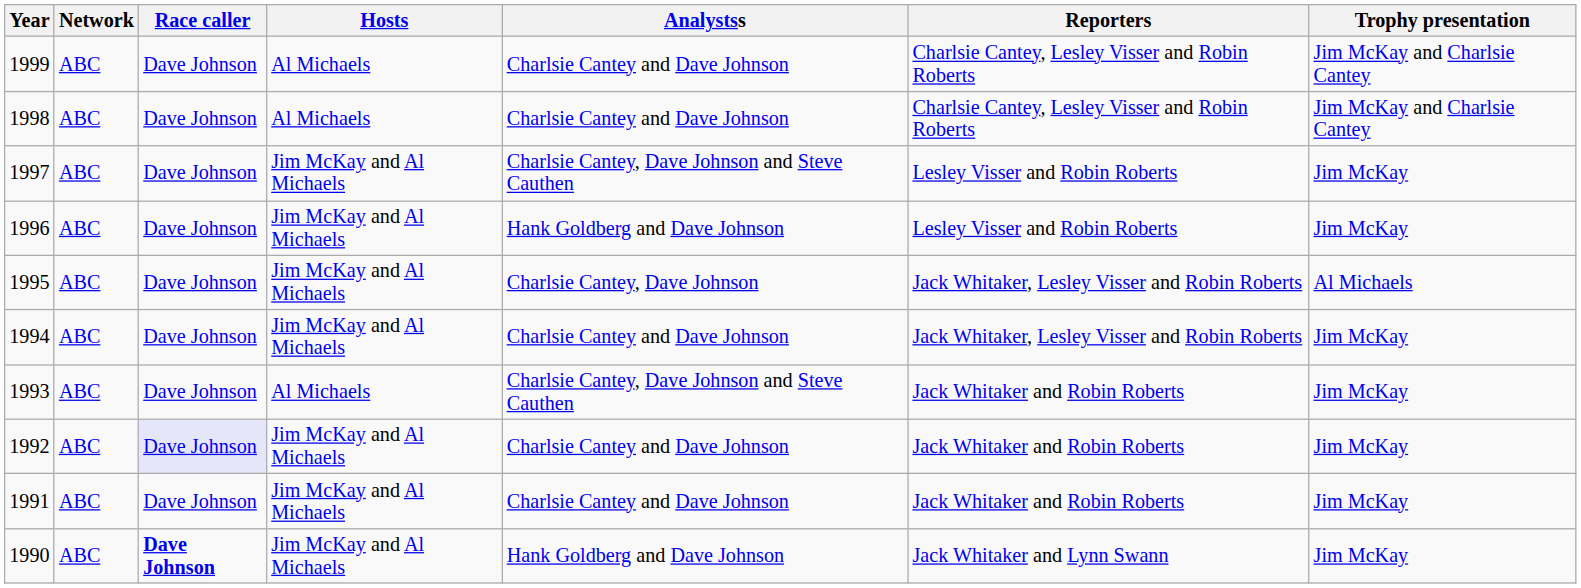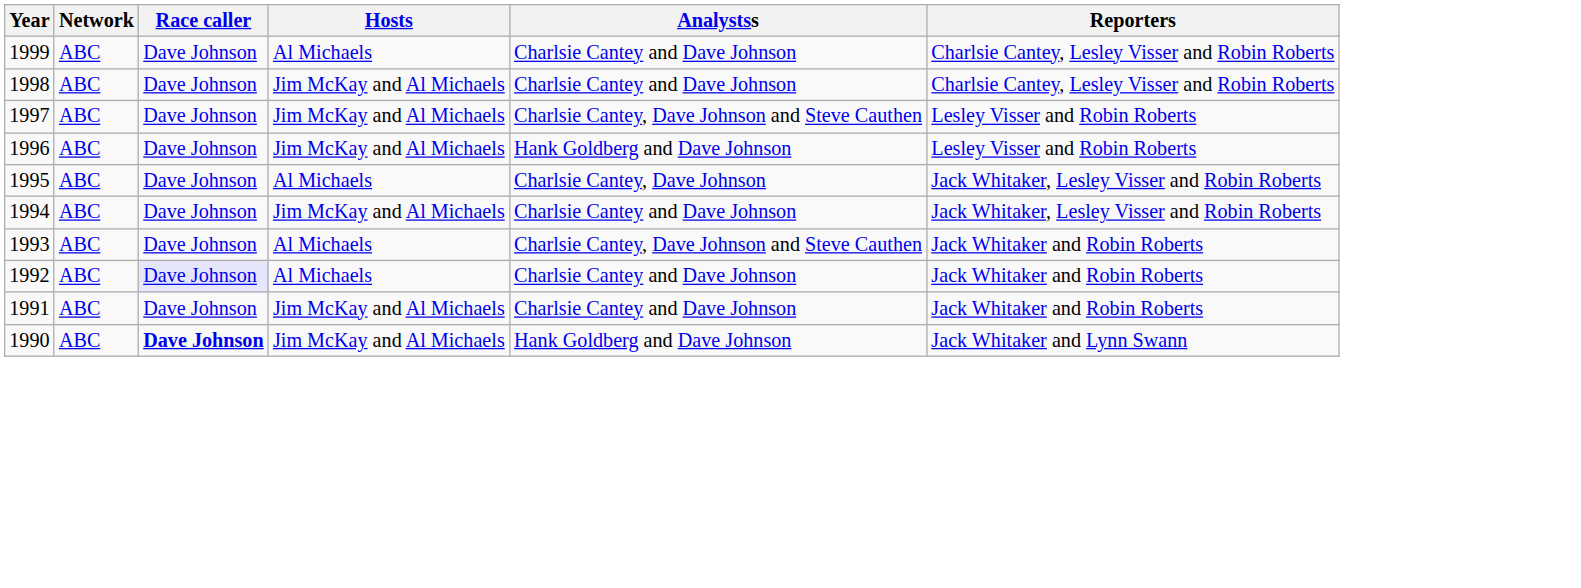- column: (1442, 20)
(321, 118) Al Michaels -> (389, 84) Jim McKay and Al Michaels
(348, 282) Jim McKay and Al Michaels -> (322, 180) Al Michaels
(348, 446) Jim McKay and Al Michaels -> (322, 276) Al Michaels
